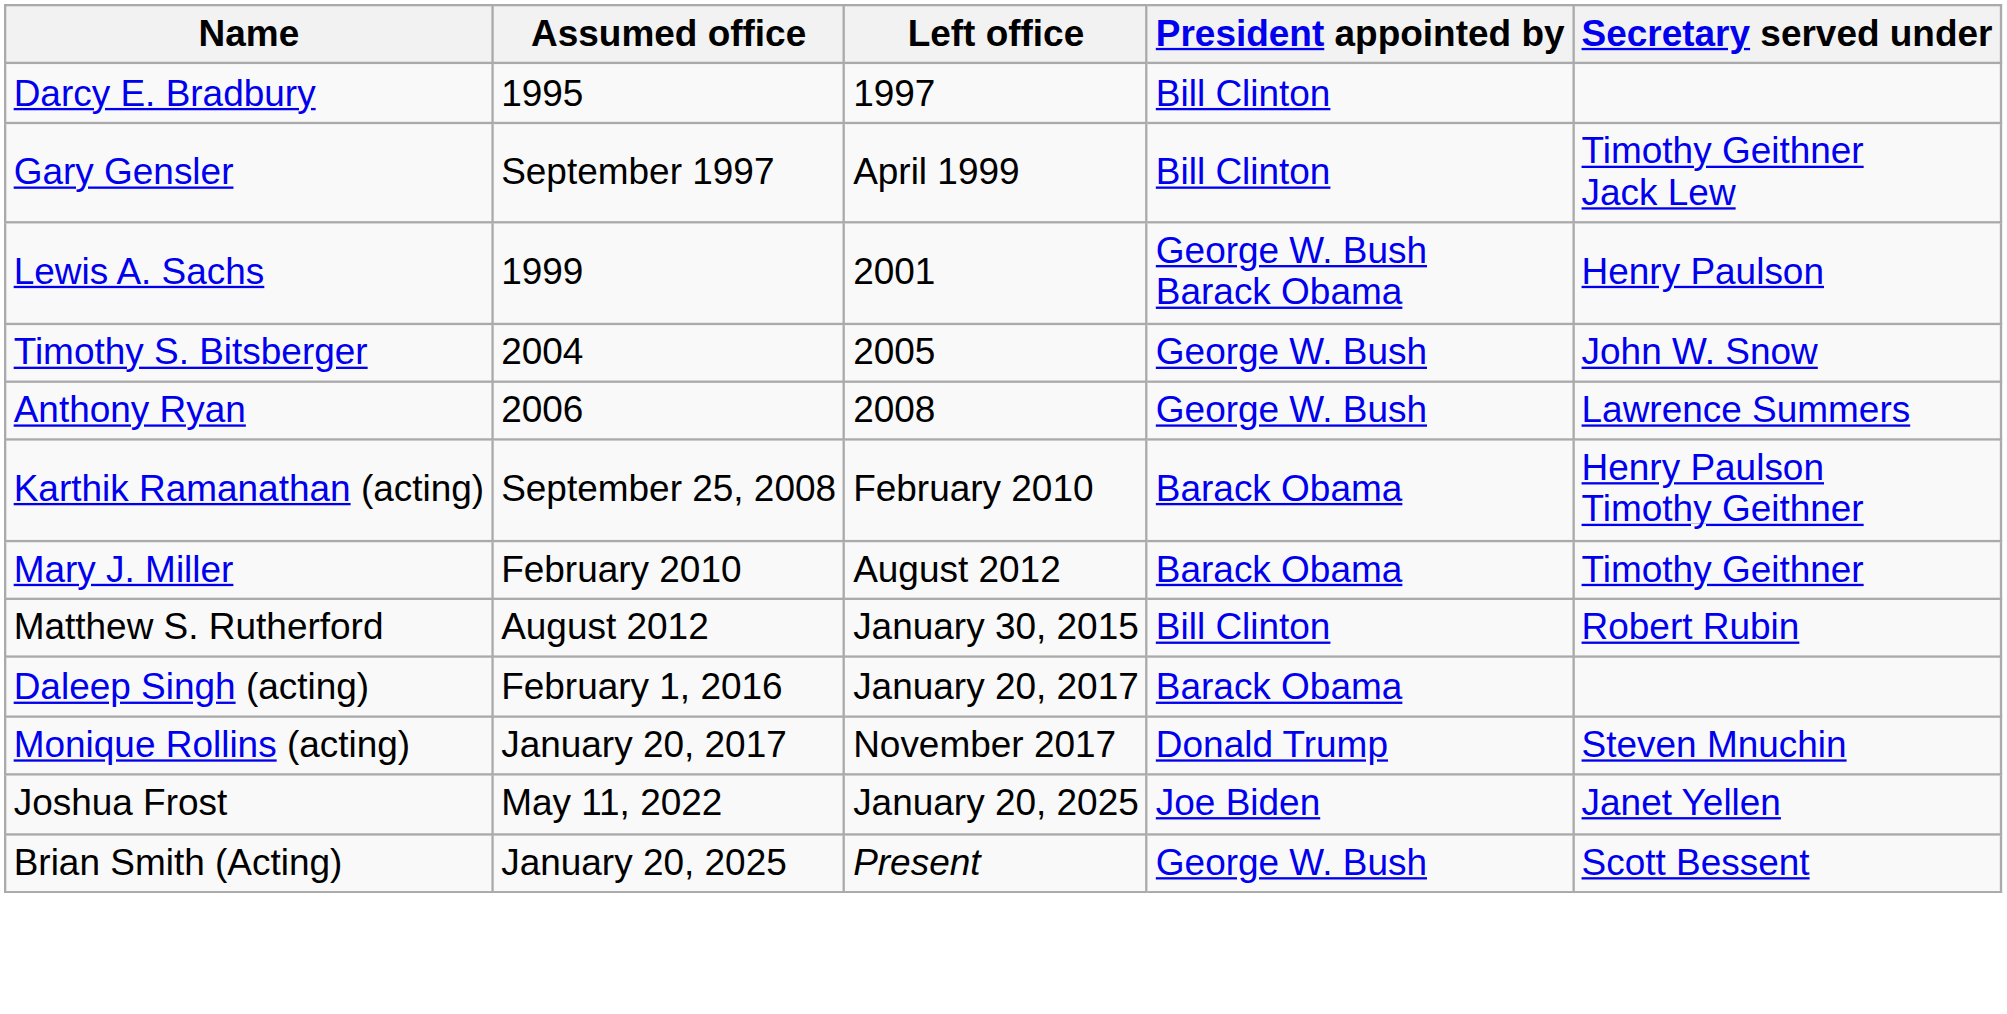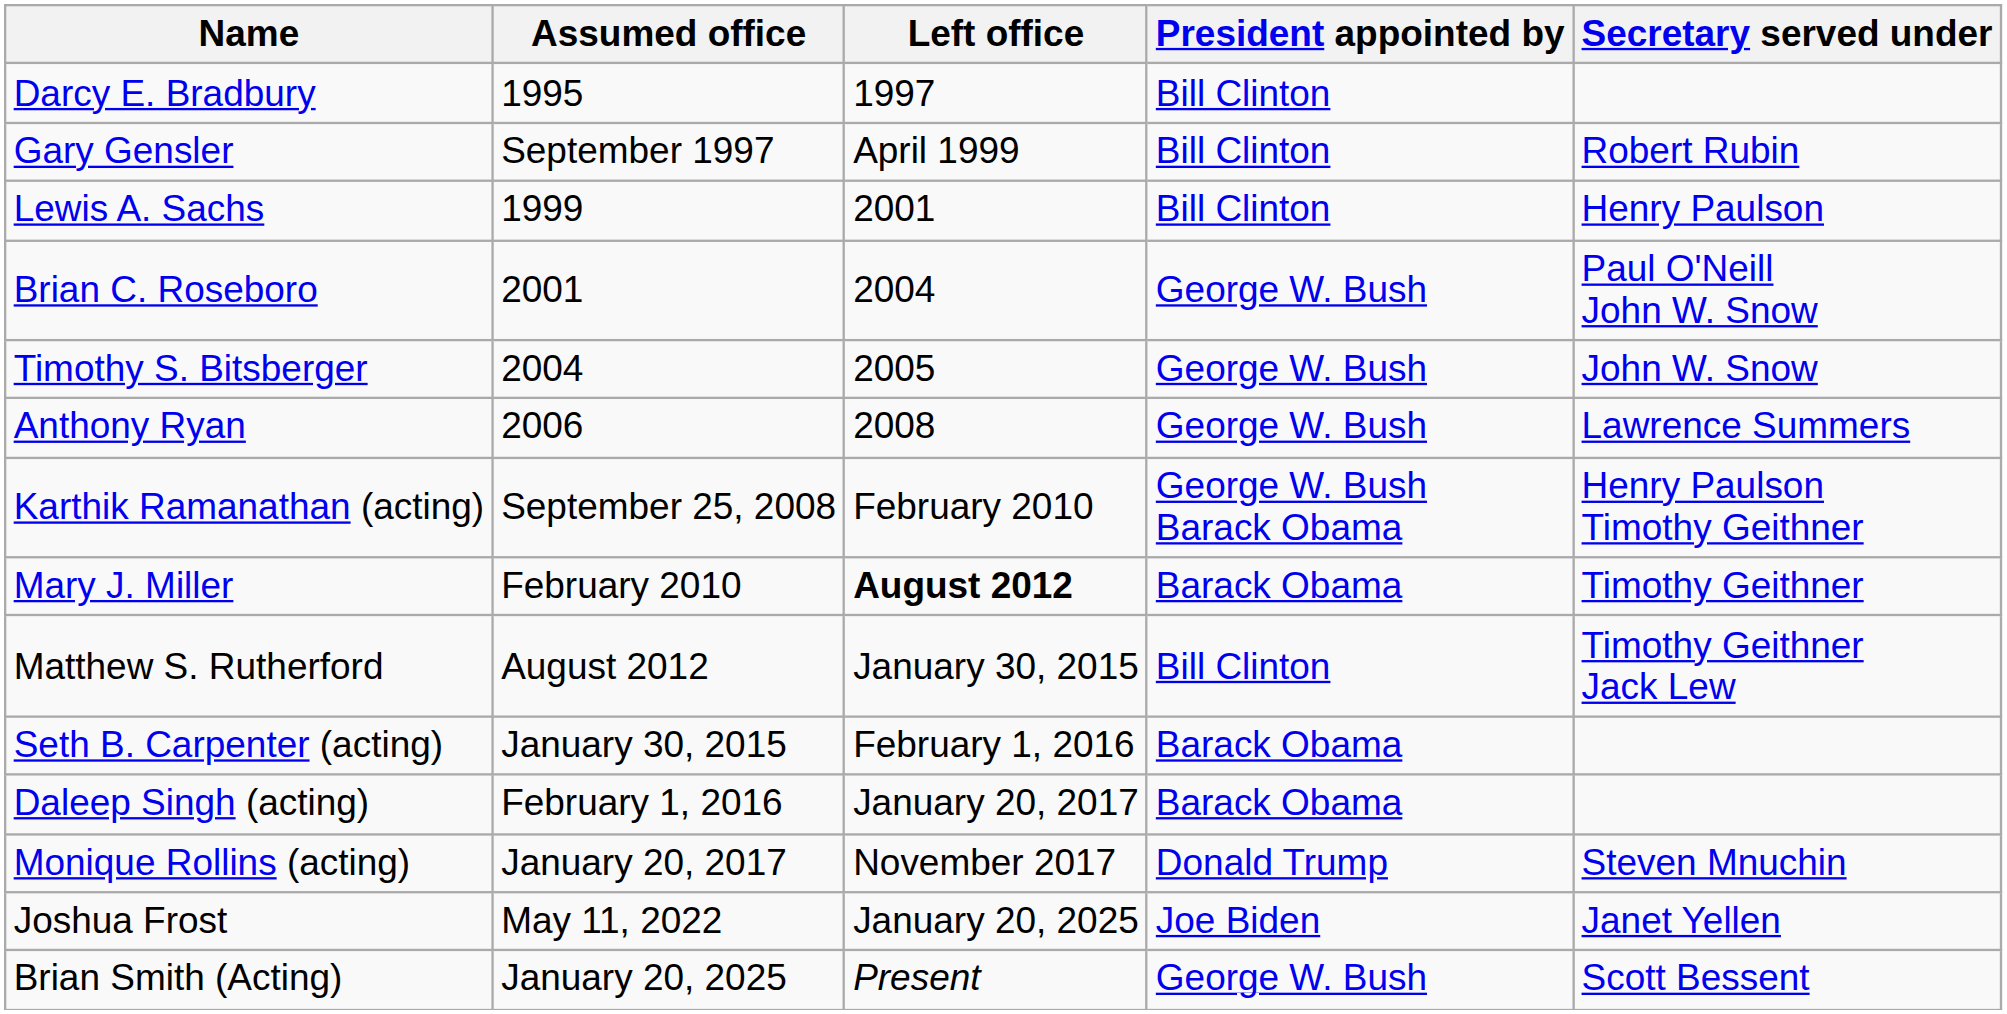(1723, 171) Timothy Geithner Jack Lew -> (1690, 151) Robert Rubin
(1291, 272) George W. Bush Barack Obama -> (1243, 209) Bill Clinton
+ row: (166, 289)
(1279, 489) Barack Obama -> (1291, 506) George W. Bush Barack Obama
(957, 568) normal -> (963, 585) bold
(1690, 627) Robert Rubin -> (1723, 665) Timothy Geithner Jack Lew
+ row: (228, 744)
